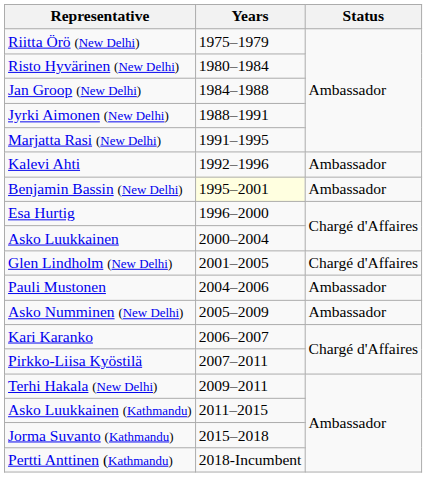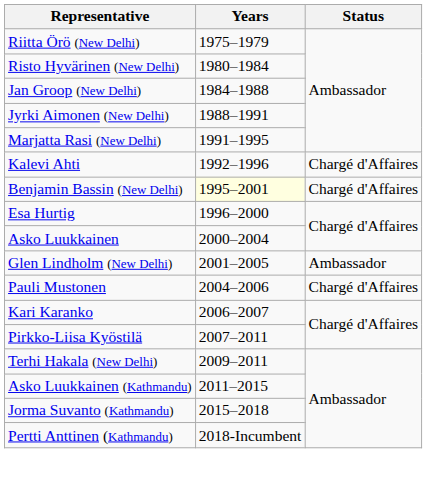(347, 164) Ambassador -> (363, 164) Chargé d'Affaires
(347, 189) Ambassador -> (363, 189) Chargé d'Affaires
(363, 262) Chargé d'Affaires -> (347, 262) Ambassador
(347, 287) Ambassador -> (363, 287) Chargé d'Affaires
- row: (96, 312)
